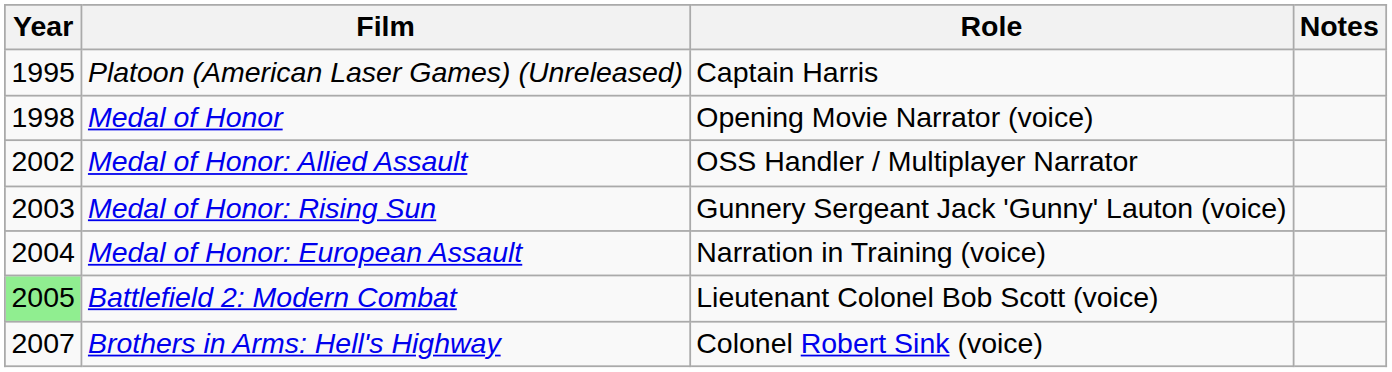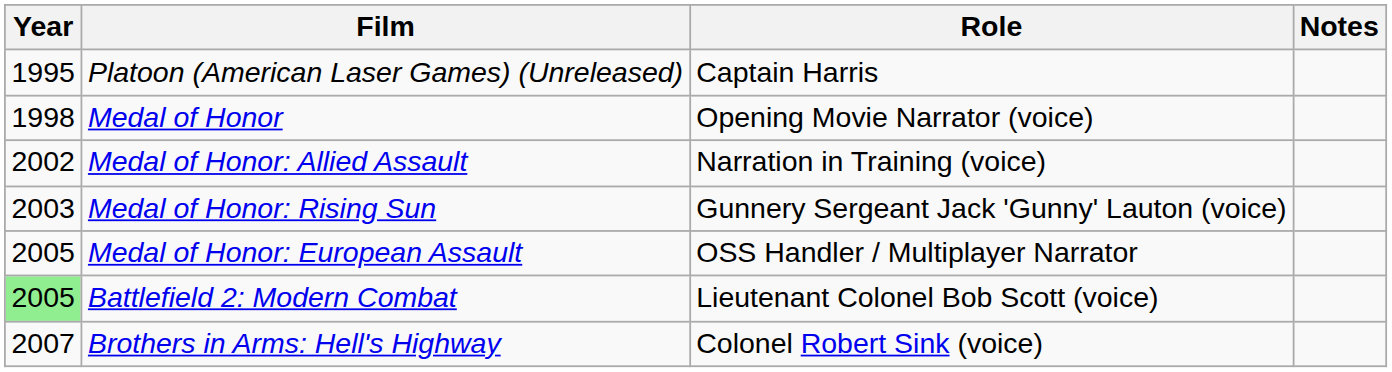(917, 162) OSS Handler / Multiplayer Narrator -> (871, 162) Narration in Training (voice)
(43, 252) 2004 -> (43, 252) 2005
(871, 252) Narration in Training (voice) -> (917, 252) OSS Handler / Multiplayer Narrator
